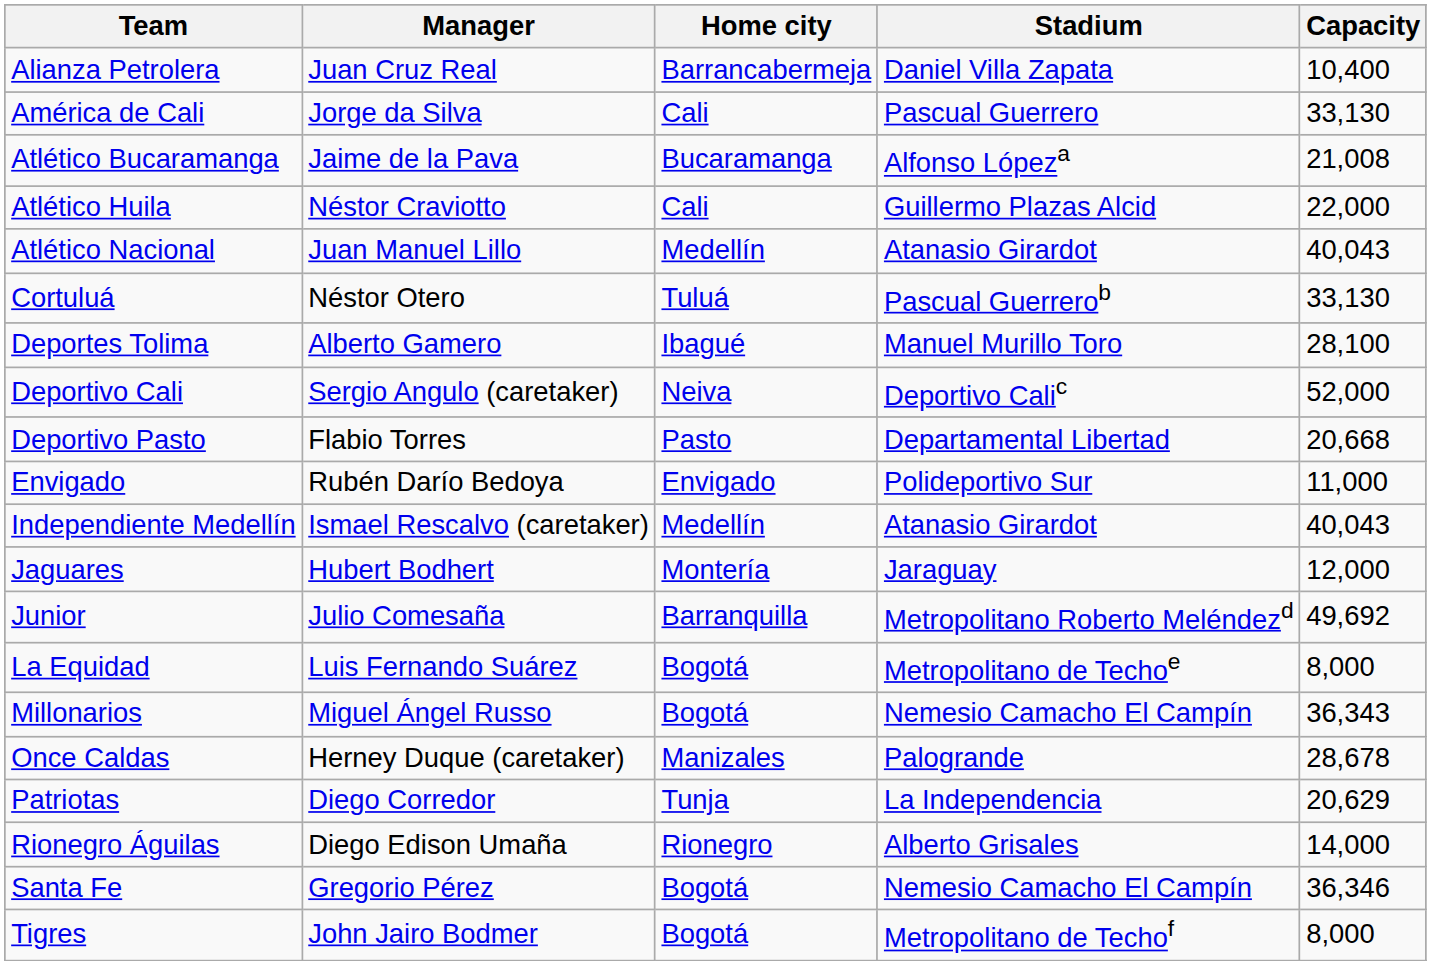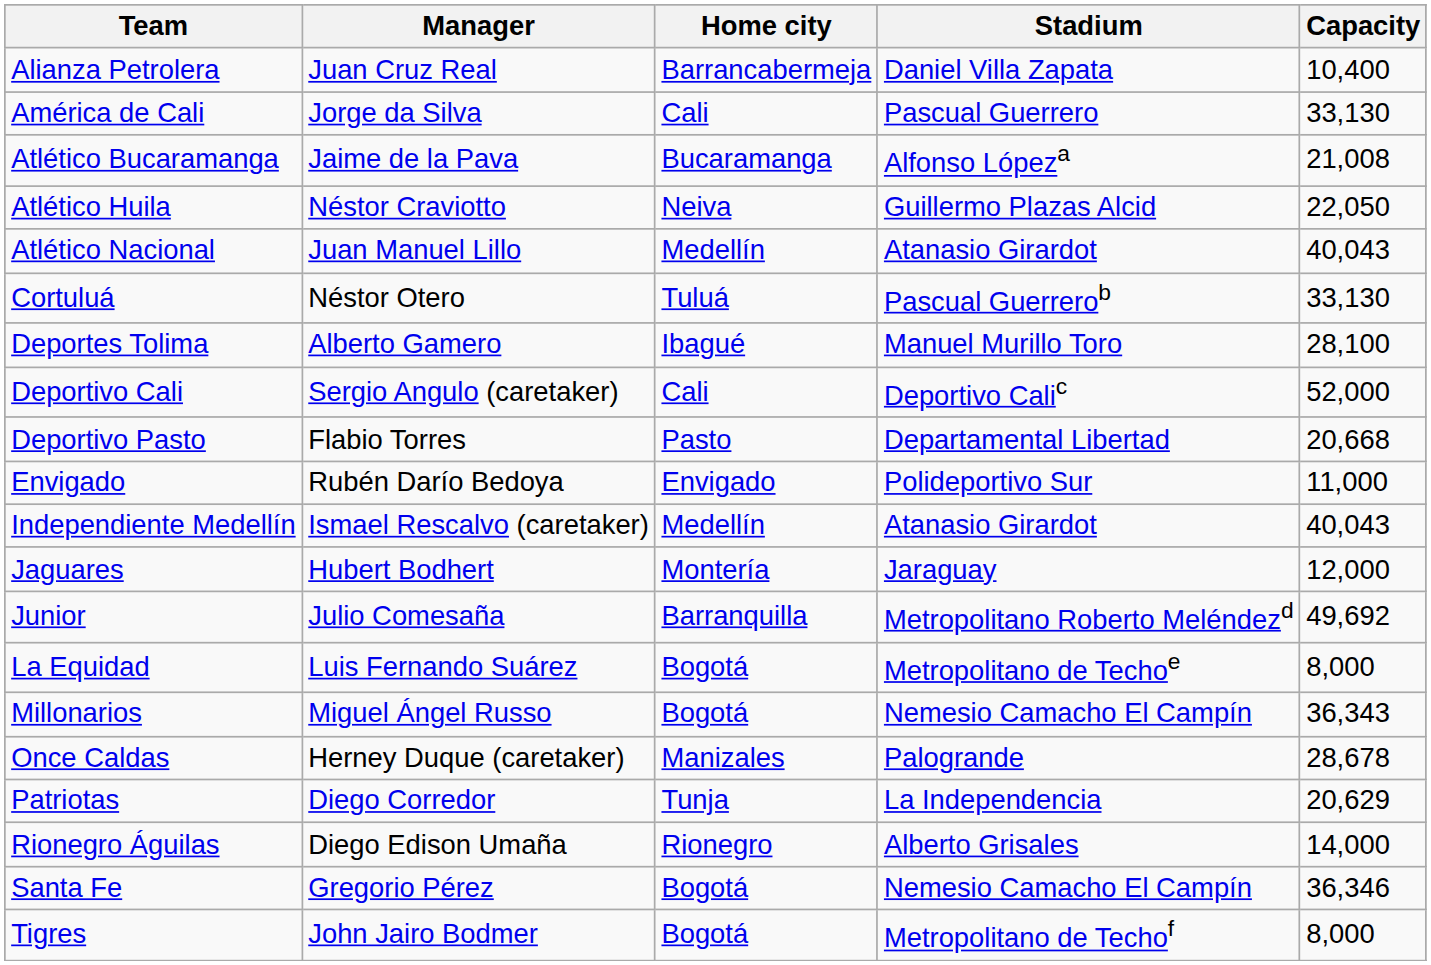(685, 207) Cali -> (696, 207) Neiva
(1348, 207) 22,000 -> (1348, 207) 22,050
(696, 391) Neiva -> (685, 391) Cali
